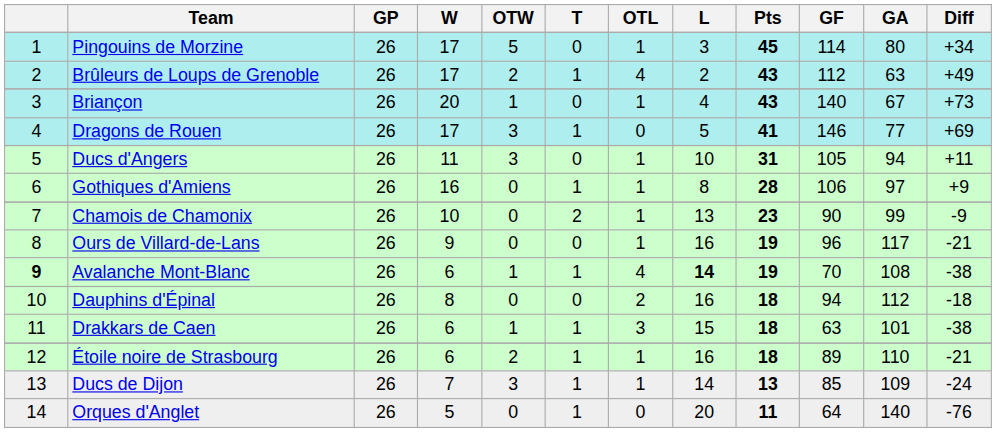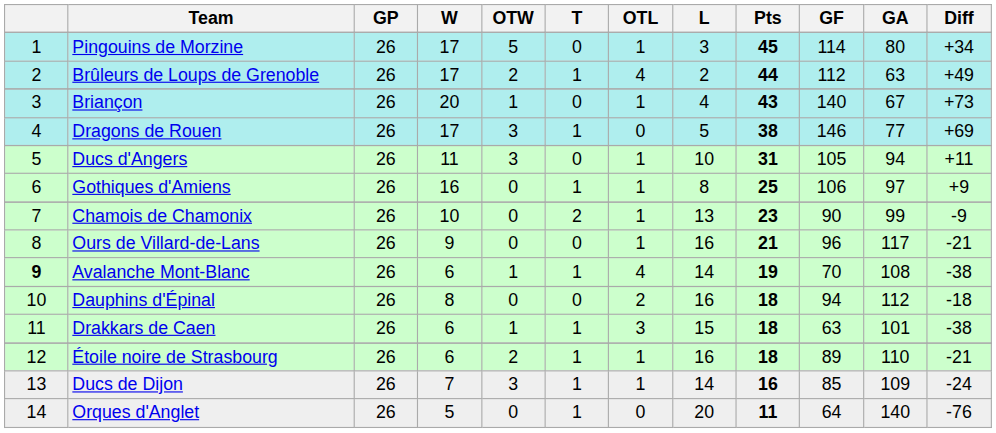(768, 74) 43 -> (768, 74) 44
(768, 131) 41 -> (768, 131) 38
(768, 187) 28 -> (768, 187) 25
(768, 243) 19 -> (768, 243) 21
(704, 272) bold -> (704, 272) normal
(768, 384) 13 -> (768, 384) 16
